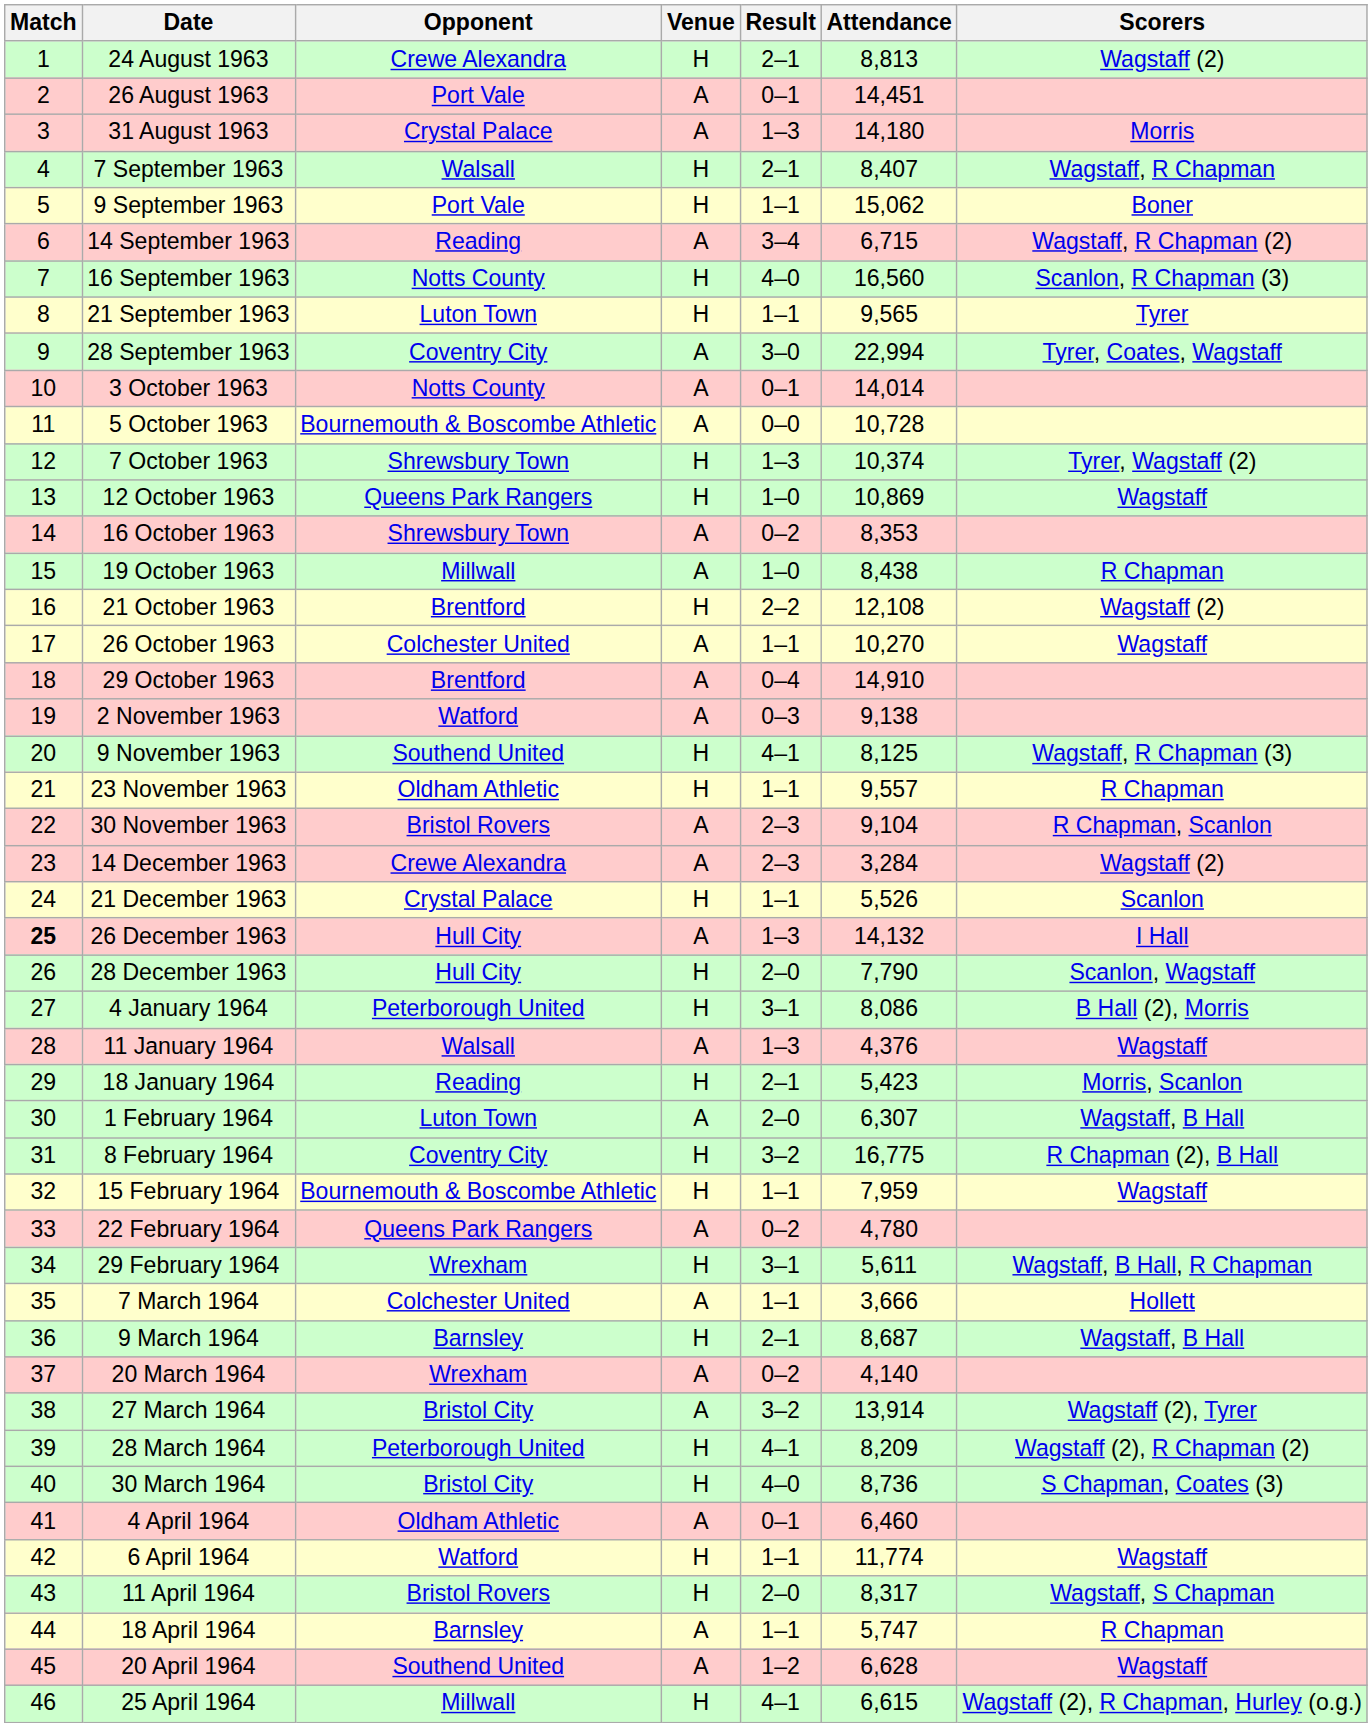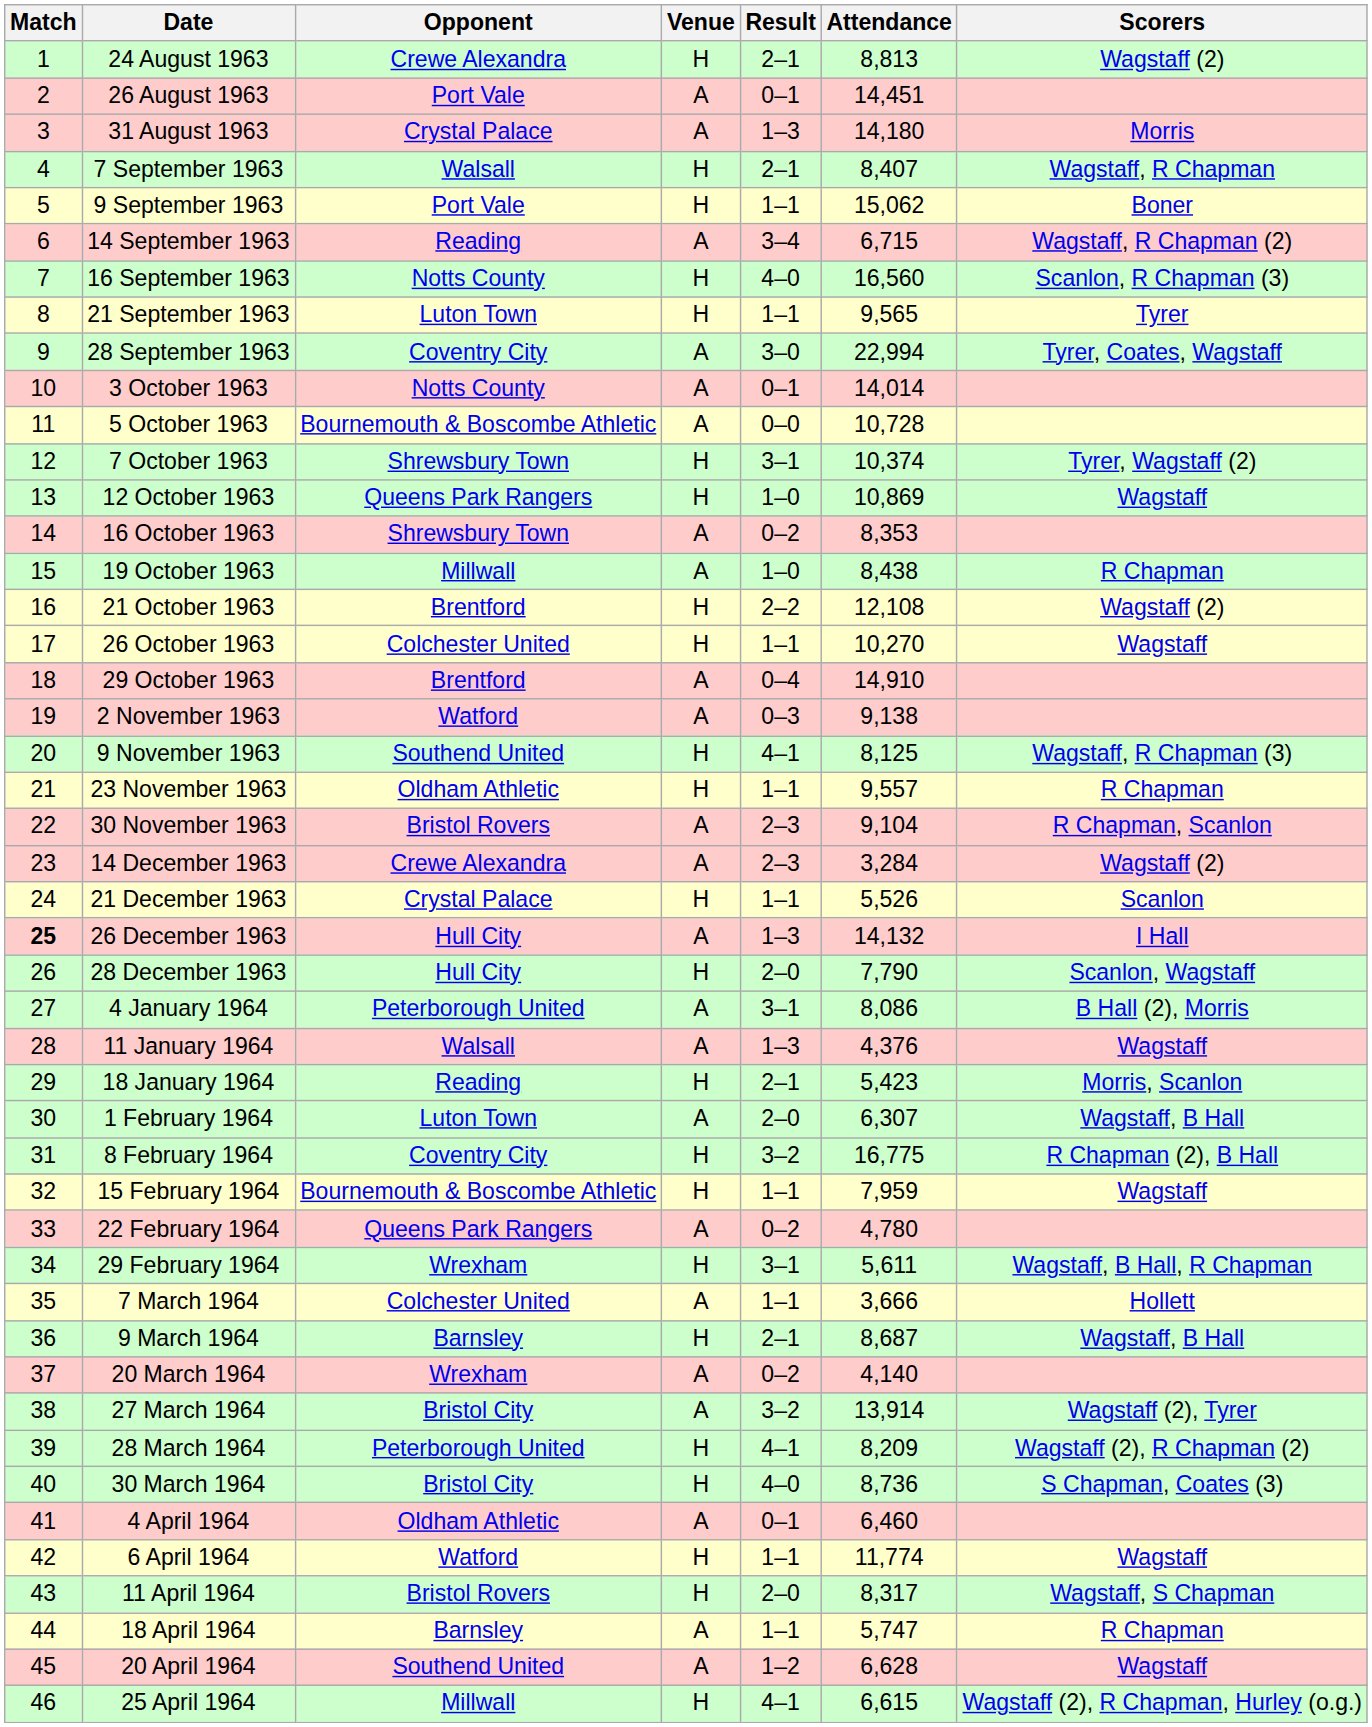(781, 461) 1–3 -> (781, 461) 3–1
(701, 643) A -> (701, 643) H
(701, 1009) H -> (701, 1009) A
